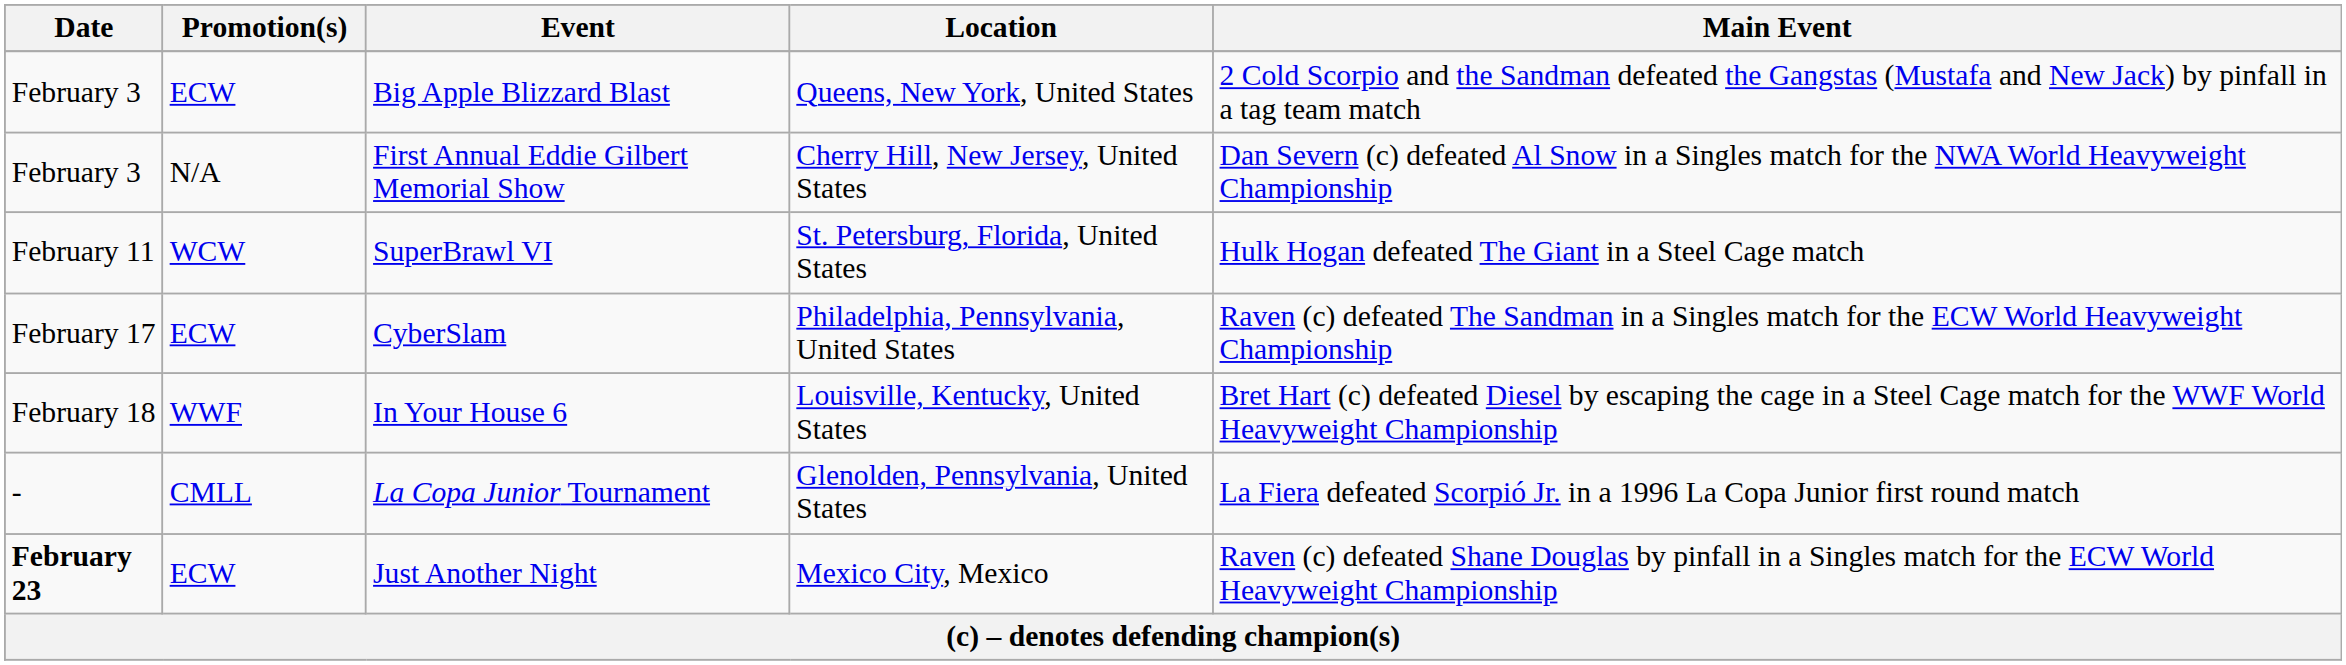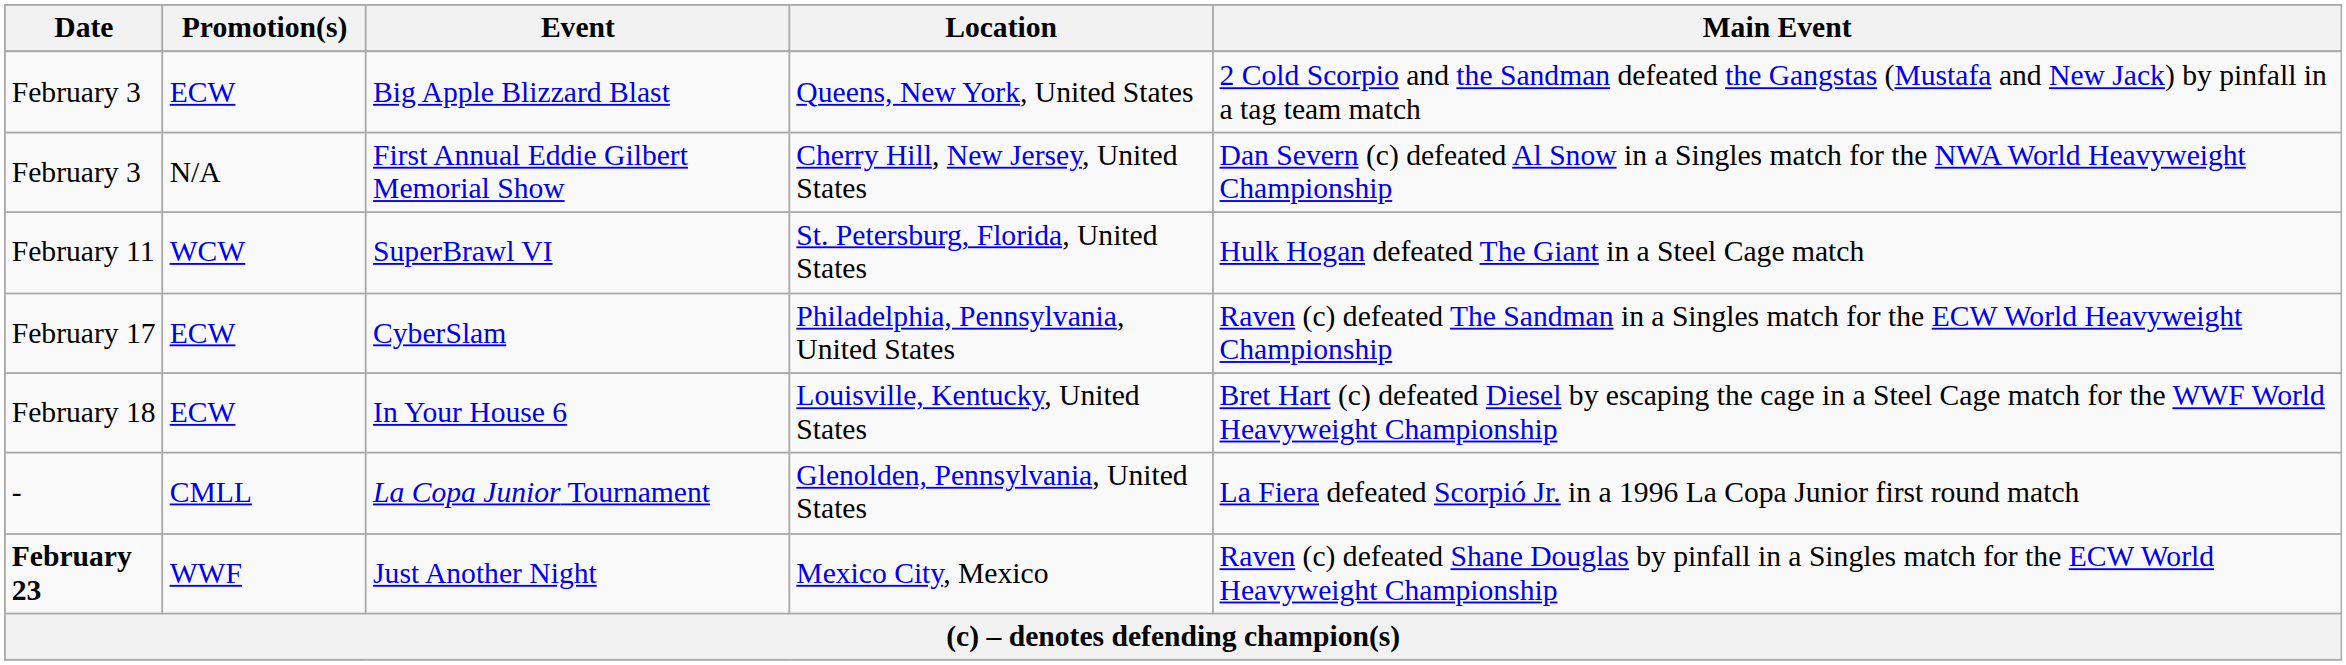(206, 412) WWF -> (203, 412) ECW
(203, 573) ECW -> (206, 573) WWF
